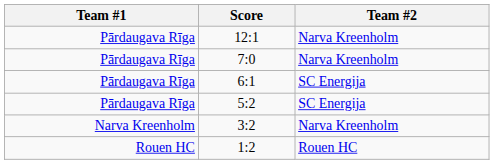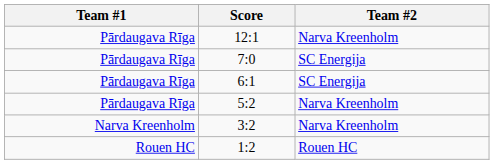(348, 59) Narva Kreenholm -> (332, 59) SC Energija
(332, 103) SC Energija -> (348, 103) Narva Kreenholm
